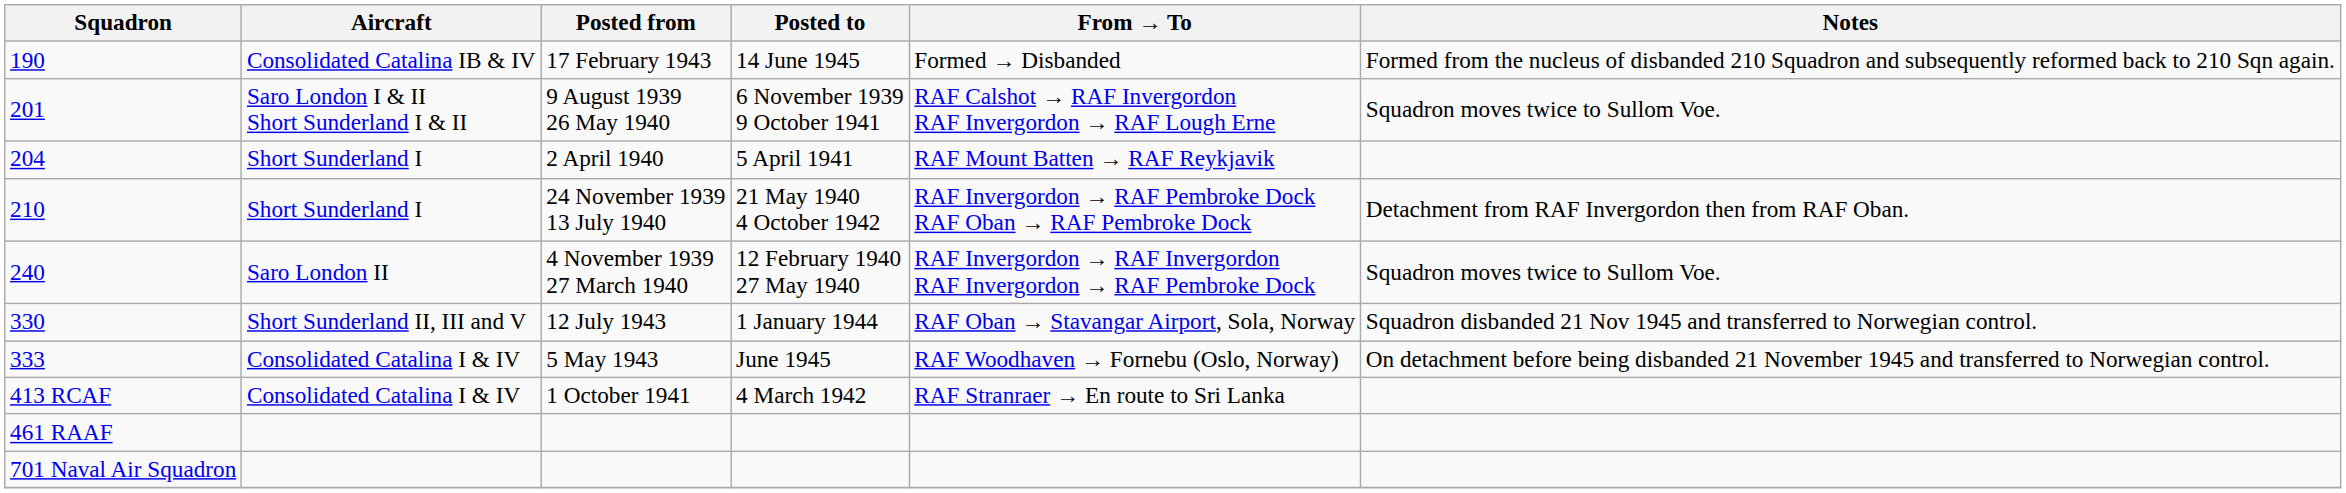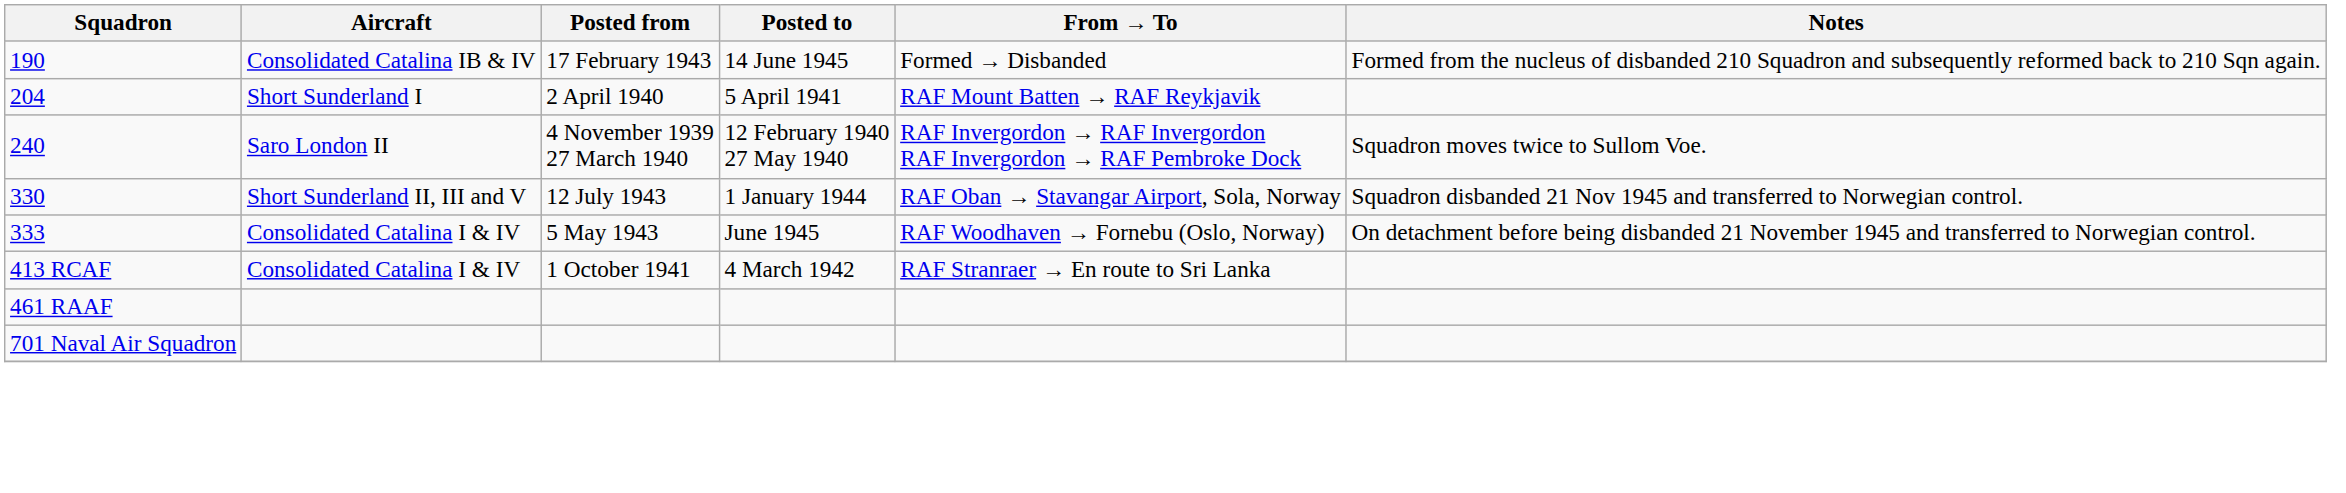- row: (27, 109)
- row: (27, 209)
